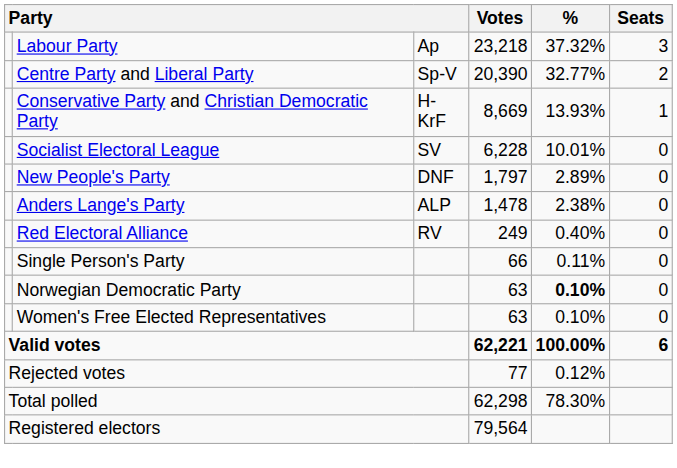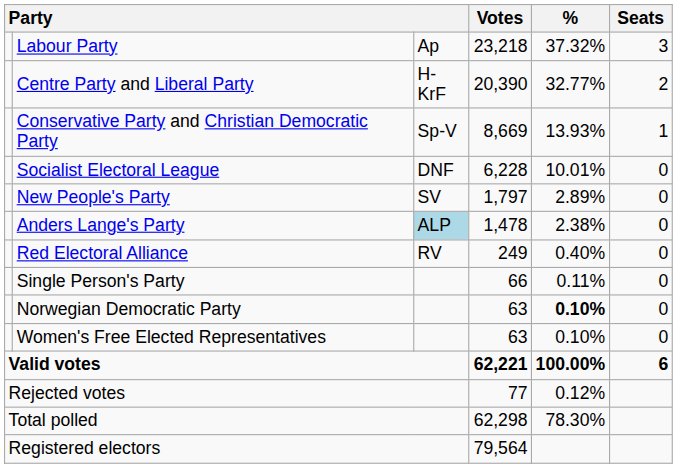(437, 74) Sp-V -> (432, 84) H-KrF
(432, 112) H-KrF -> (437, 131) Sp-V
(429, 149) SV -> (436, 169) DNF
(436, 177) DNF -> (429, 197) SV
(434, 205) no background -> (434, 225) lightblue background
